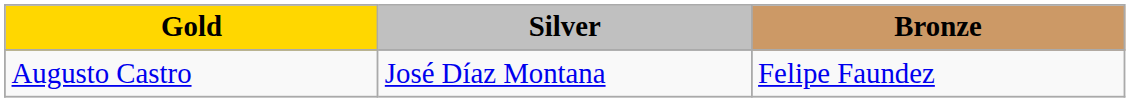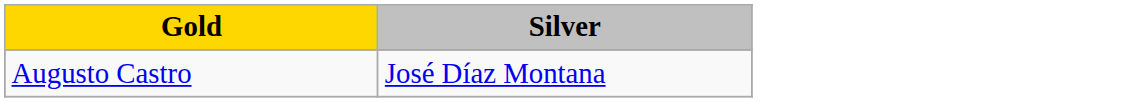- column: (938, 27)
